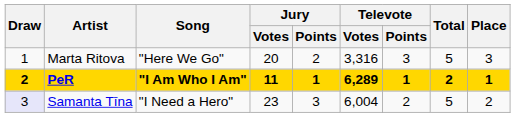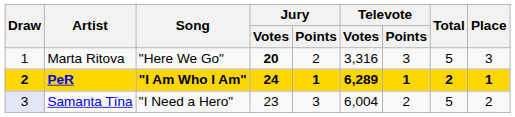(271, 58) normal -> (271, 58) bold
(271, 79) 11 -> (271, 79) 24
